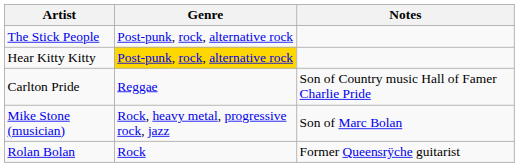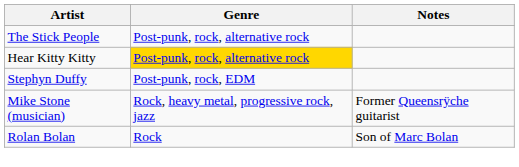- row: (44, 86)
+ row: (47, 79)
(351, 123) Son of Marc Bolan -> (412, 107) Former Queensrÿche guitarist
(380, 151) Former Queensrÿche guitarist -> (407, 136) Son of Marc Bolan
